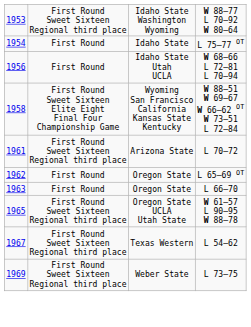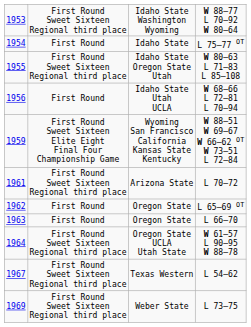+ row: (221, 67)
(16, 109) 1958 -> (16, 141) 1959
(16, 211) 1965 -> (16, 243) 1964
